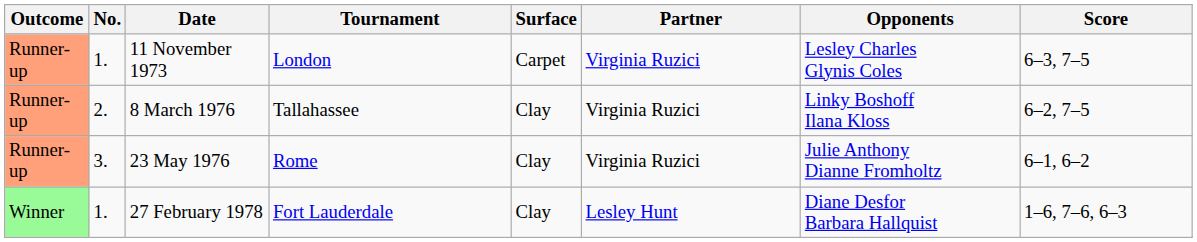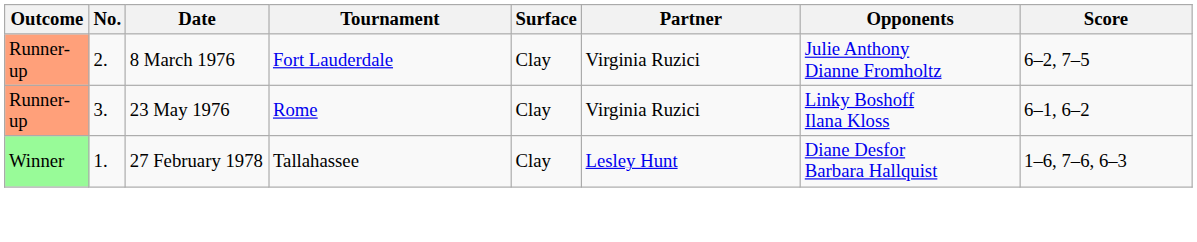- row: (181, 59)
(316, 110) Tallahassee -> (333, 59) Fort Lauderdale
(859, 110) Linky Boshoff Ilana Kloss -> (873, 59) Julie Anthony Dianne Fromholtz
(873, 161) Julie Anthony Dianne Fromholtz -> (859, 110) Linky Boshoff Ilana Kloss
(333, 211) Fort Lauderdale -> (316, 161) Tallahassee
